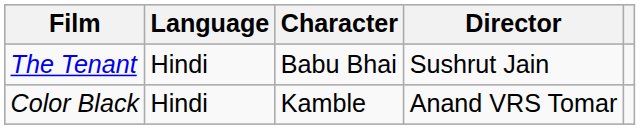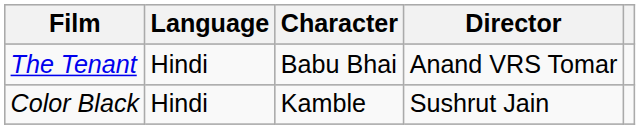(479, 64) Sushrut Jain -> (513, 64) Anand VRS Tomar
(513, 104) Anand VRS Tomar -> (479, 104) Sushrut Jain
